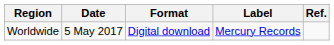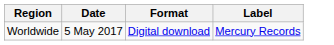- column: (316, 13)
